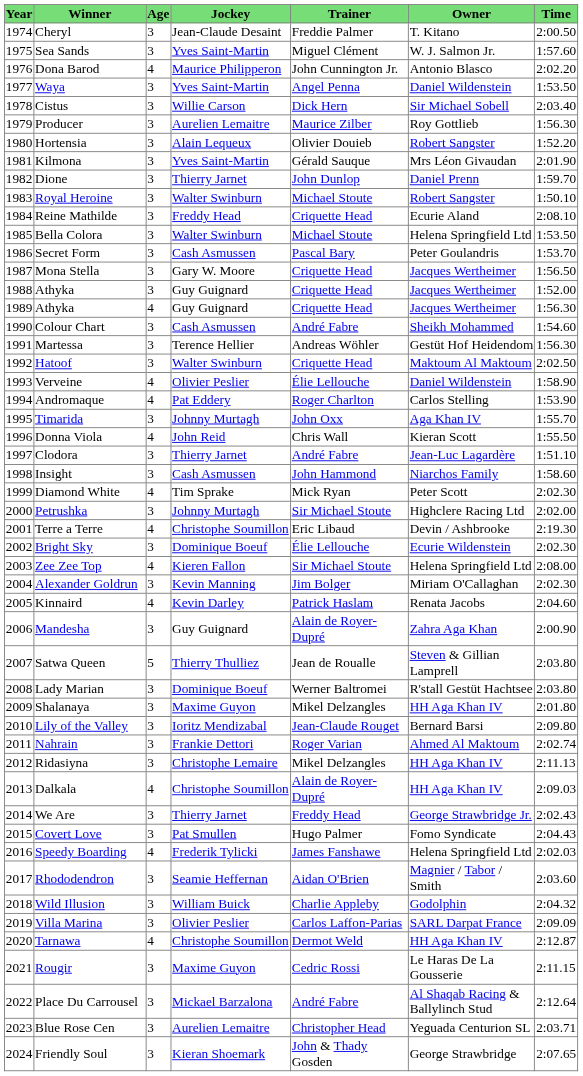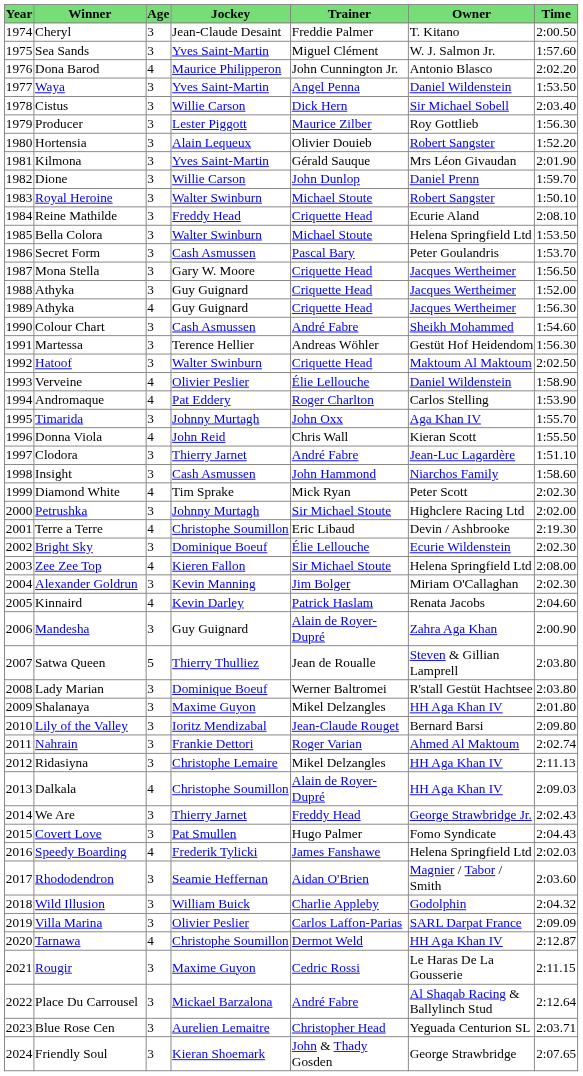(221, 124) Aurelien Lemaitre -> (209, 124) Lester Piggott
(209, 179) Thierry Jarnet -> (209, 179) Willie Carson
